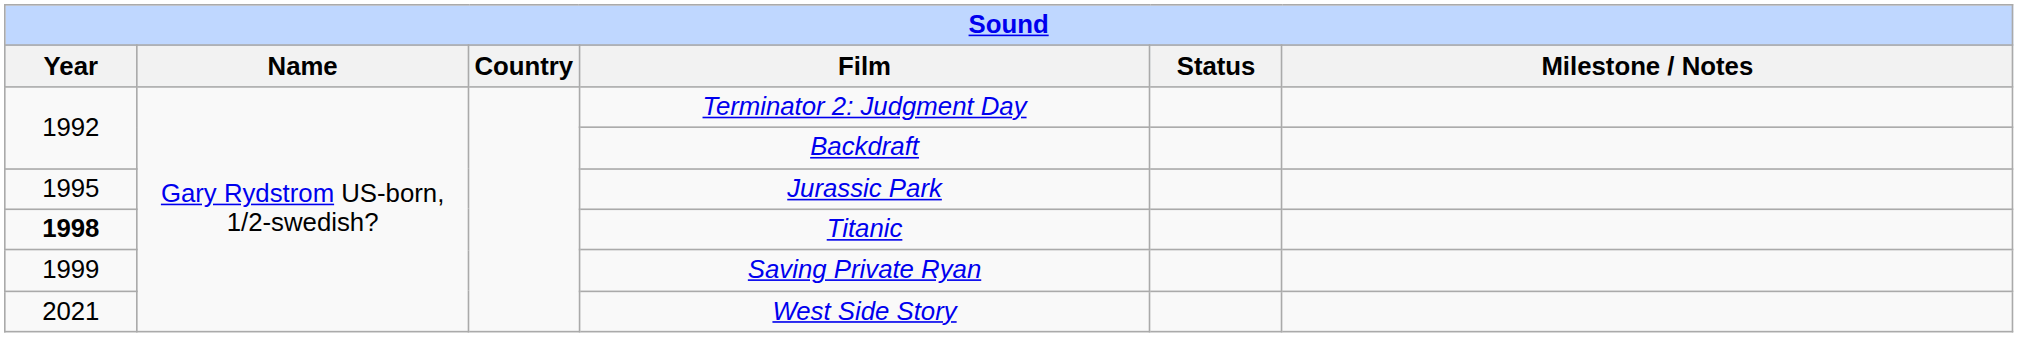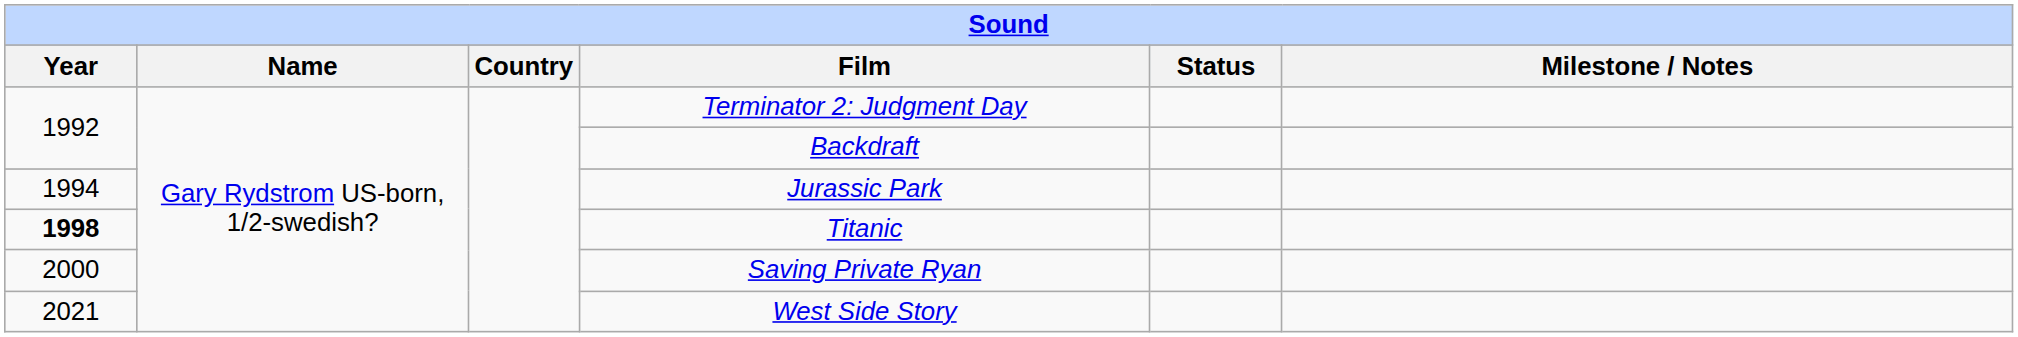(71, 188) 1995 -> (71, 188) 1994
(71, 270) 1999 -> (71, 270) 2000
